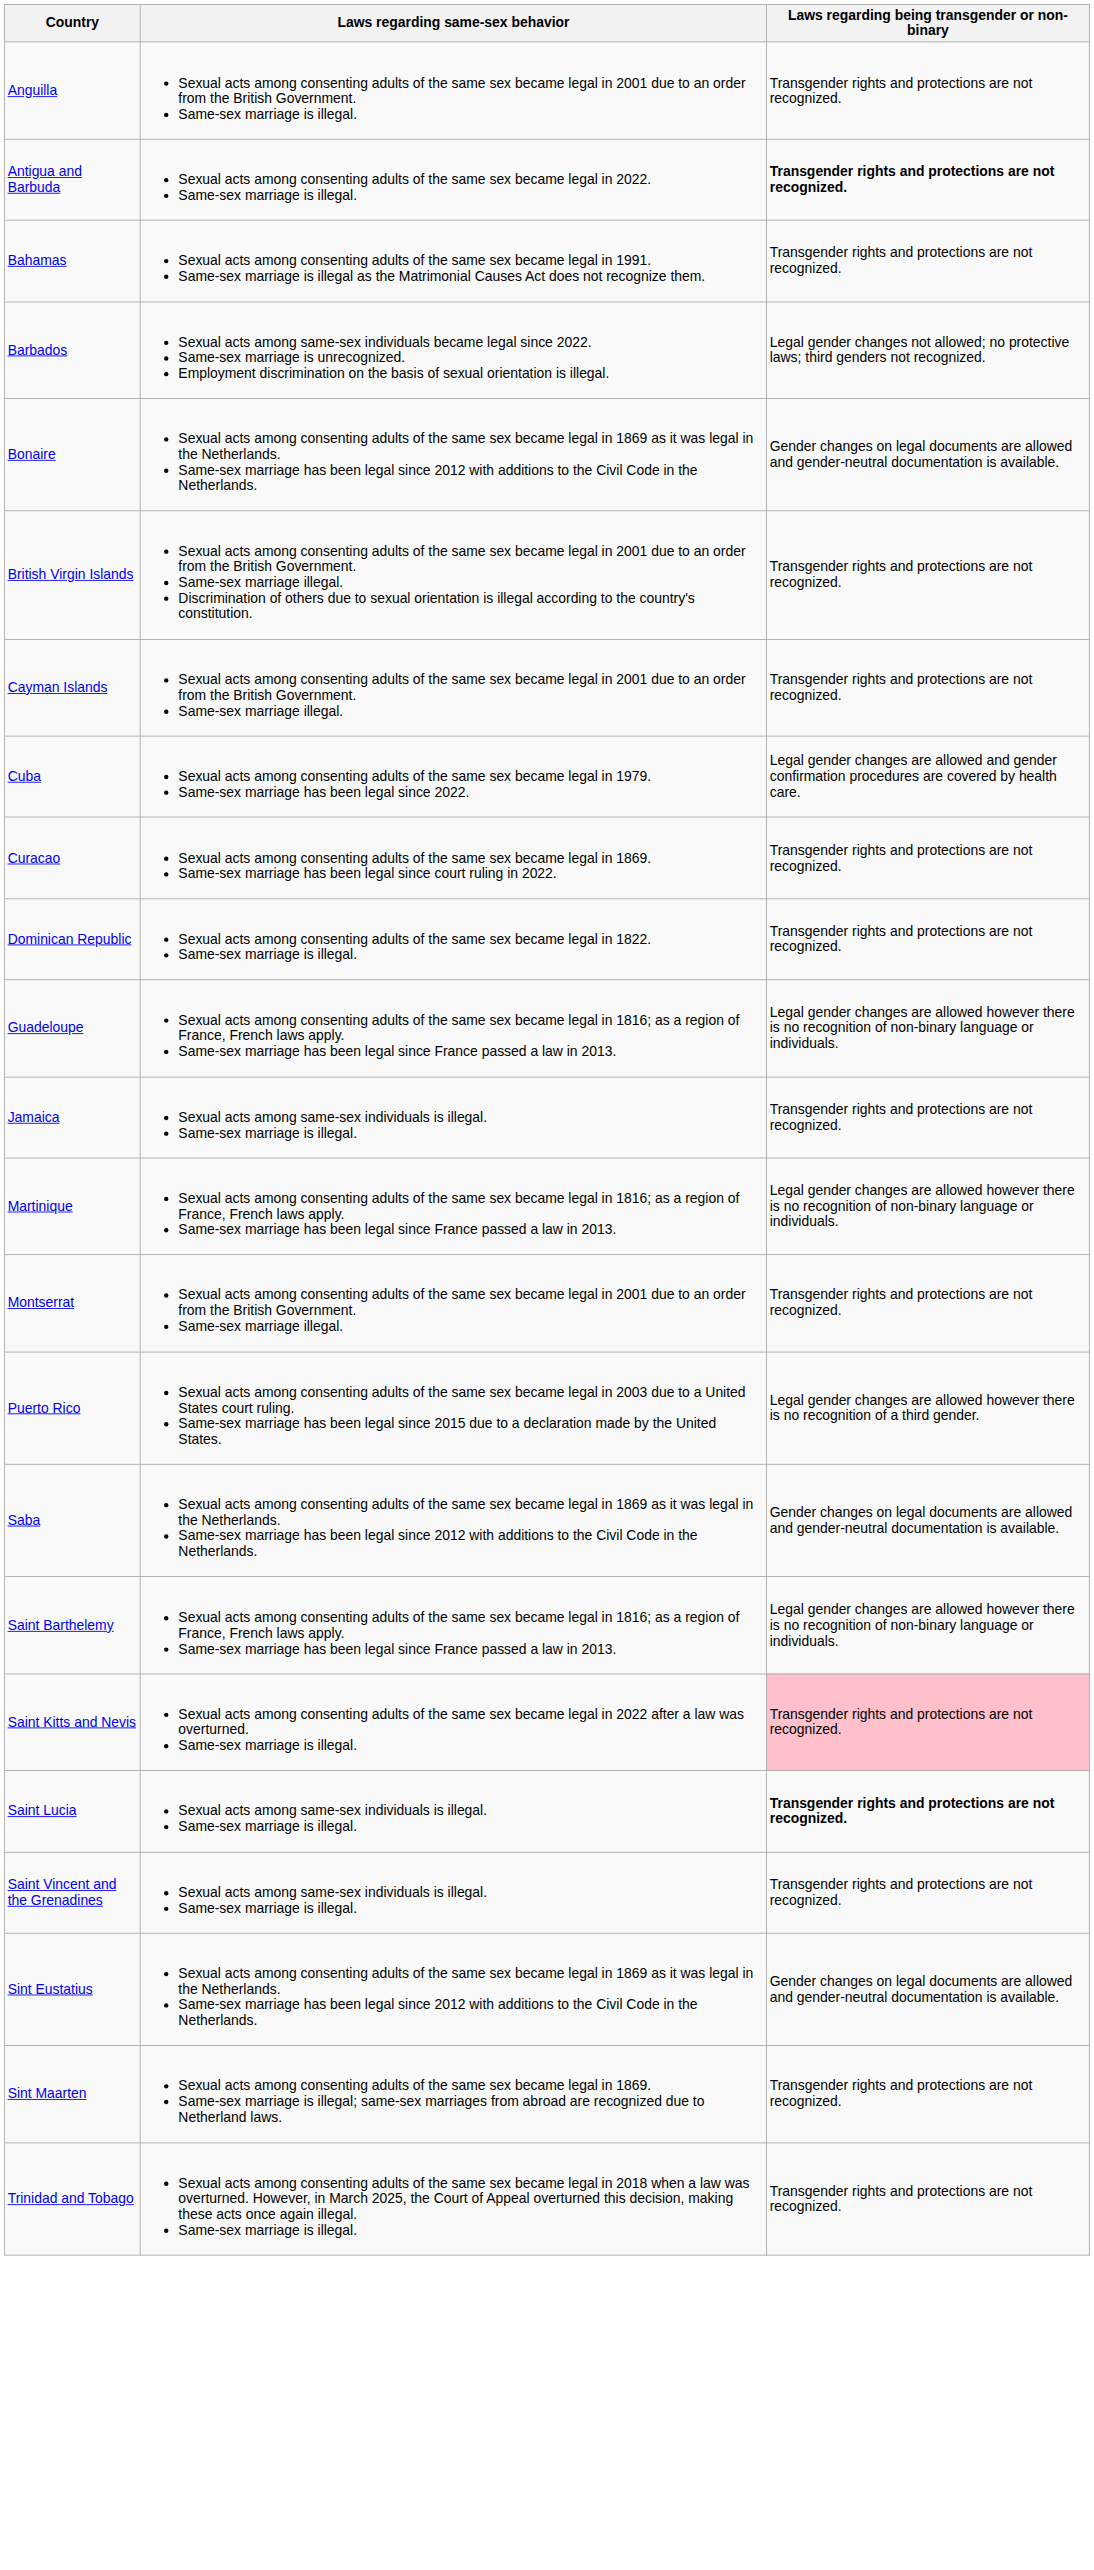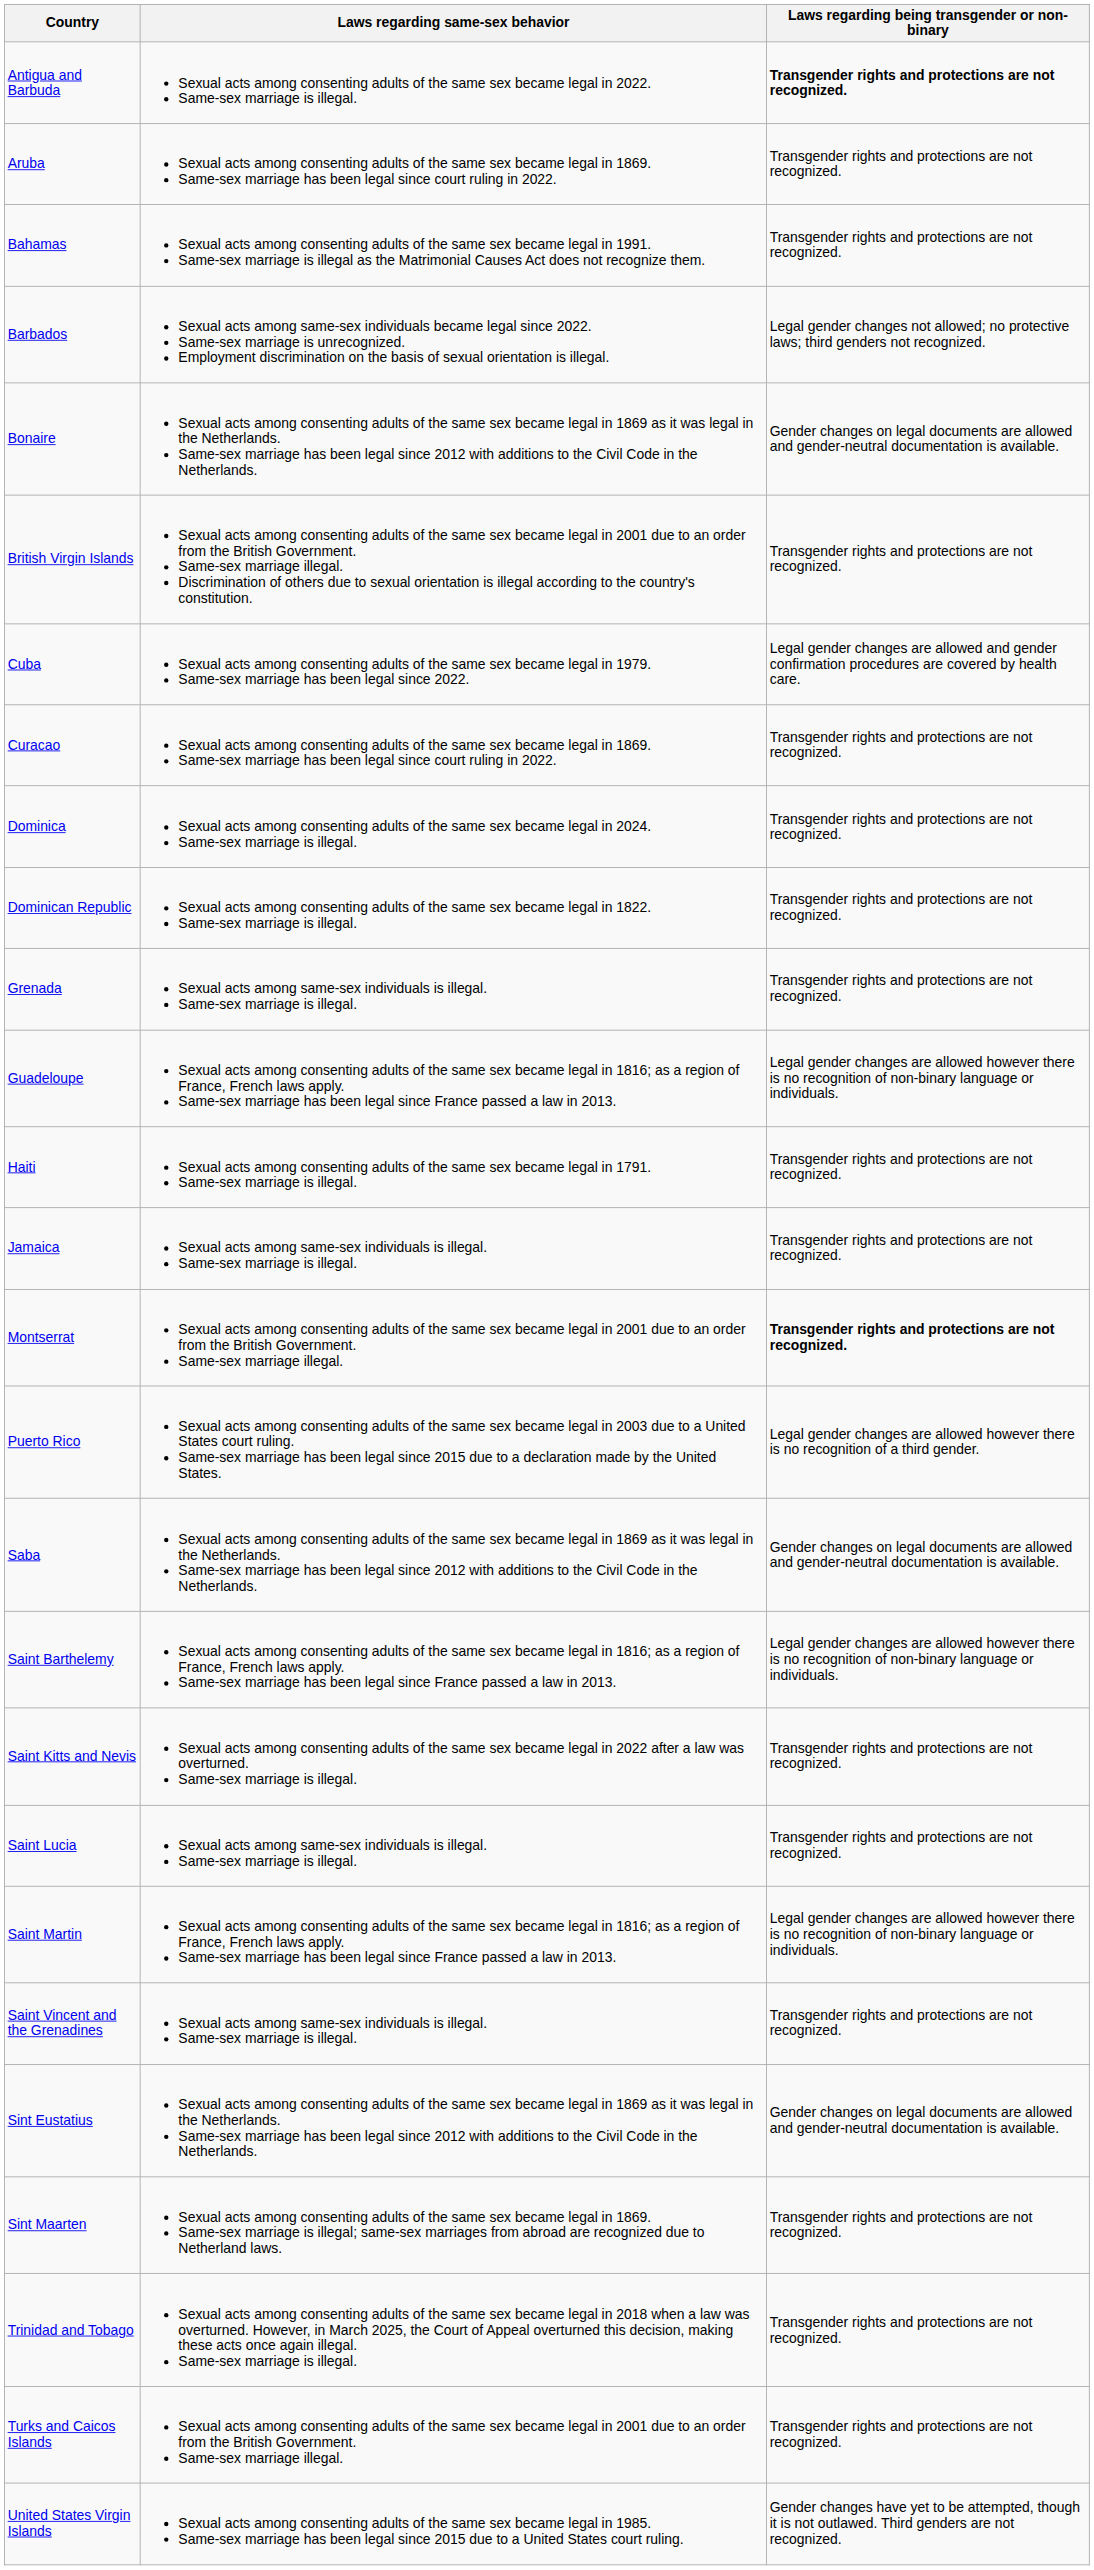- row: (32, 90)
+ row: (26, 164)
- row: (58, 687)
+ row: (37, 826)
+ row: (35, 989)
+ row: (22, 1167)
- row: (40, 1206)
(901, 1303) normal -> (912, 1337) bold
(901, 1722) pink background -> (901, 1756) no background
(912, 1811) bold -> (901, 1845) normal
+ row: (45, 1934)
+ row: (62, 2434)
+ row: (69, 2523)
